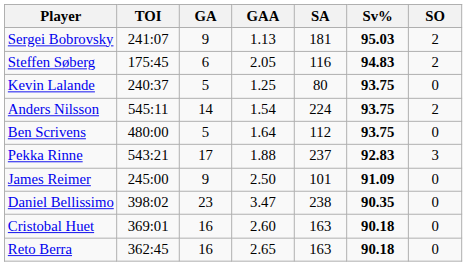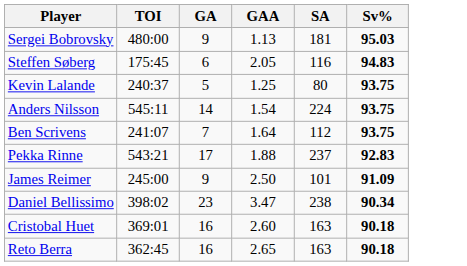- column: (435, 16)
(148, 39) 241:07 -> (148, 39) 480:00
(148, 132) 480:00 -> (148, 132) 241:07
(206, 132) 5 -> (206, 132) 7
(378, 202) 90.35 -> (378, 202) 90.34
